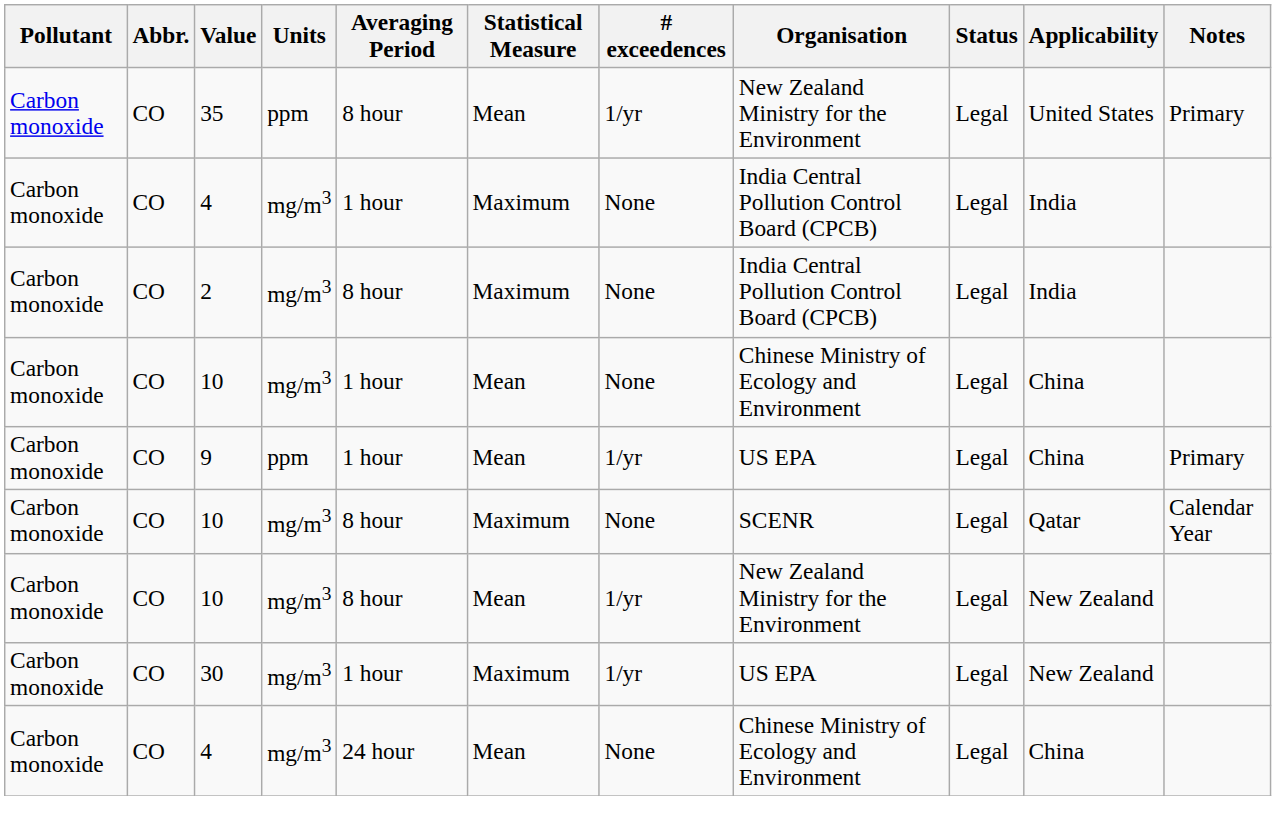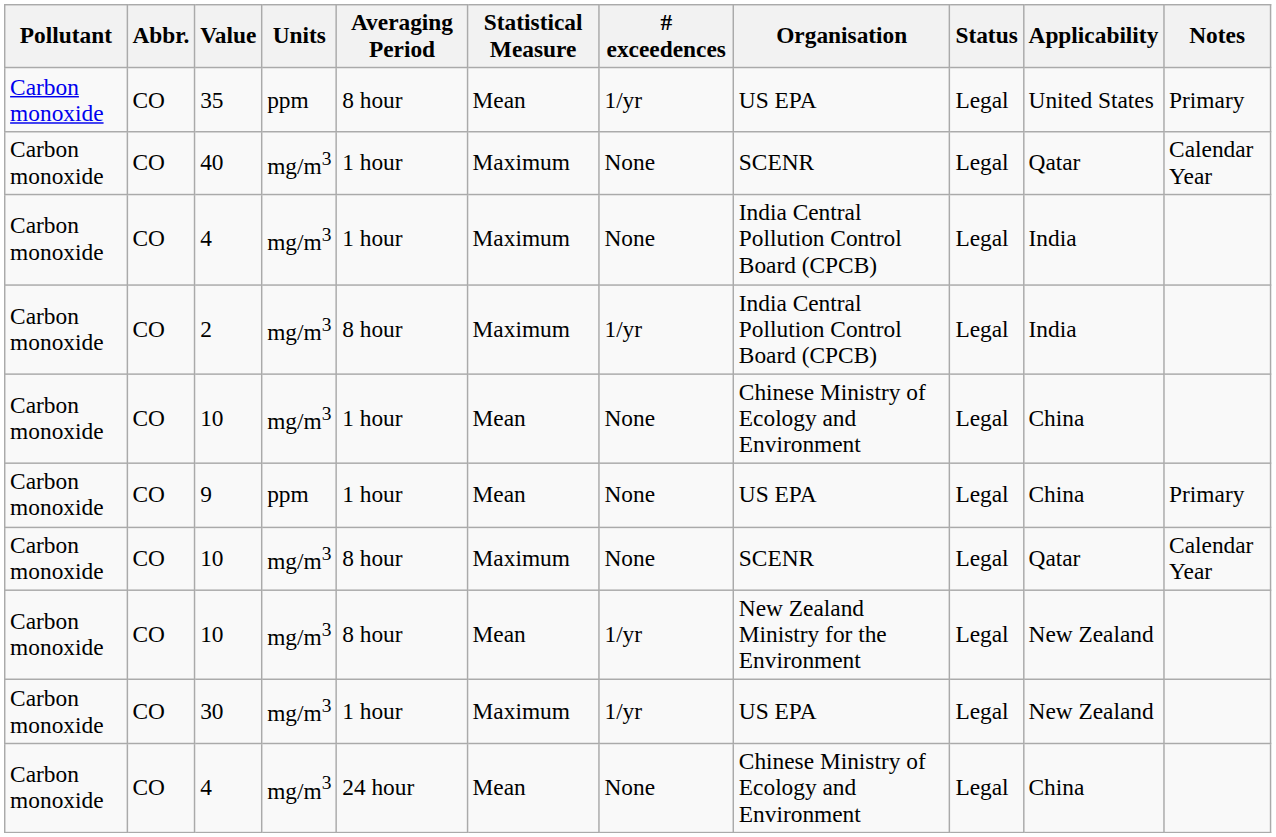(813, 112) New Zealand Ministry for the Environment -> (778, 99) US EPA
+ row: (212, 162)
(630, 291) None -> (623, 328) 1/yr
(623, 457) 1/yr -> (630, 494) None
